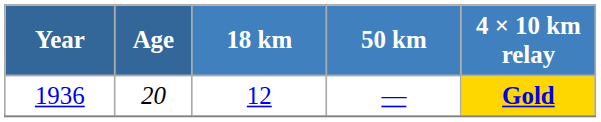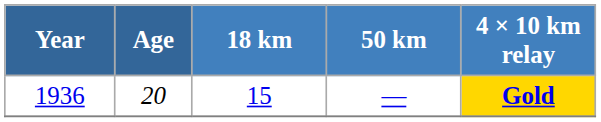(259, 95) 12 -> (259, 95) 15
